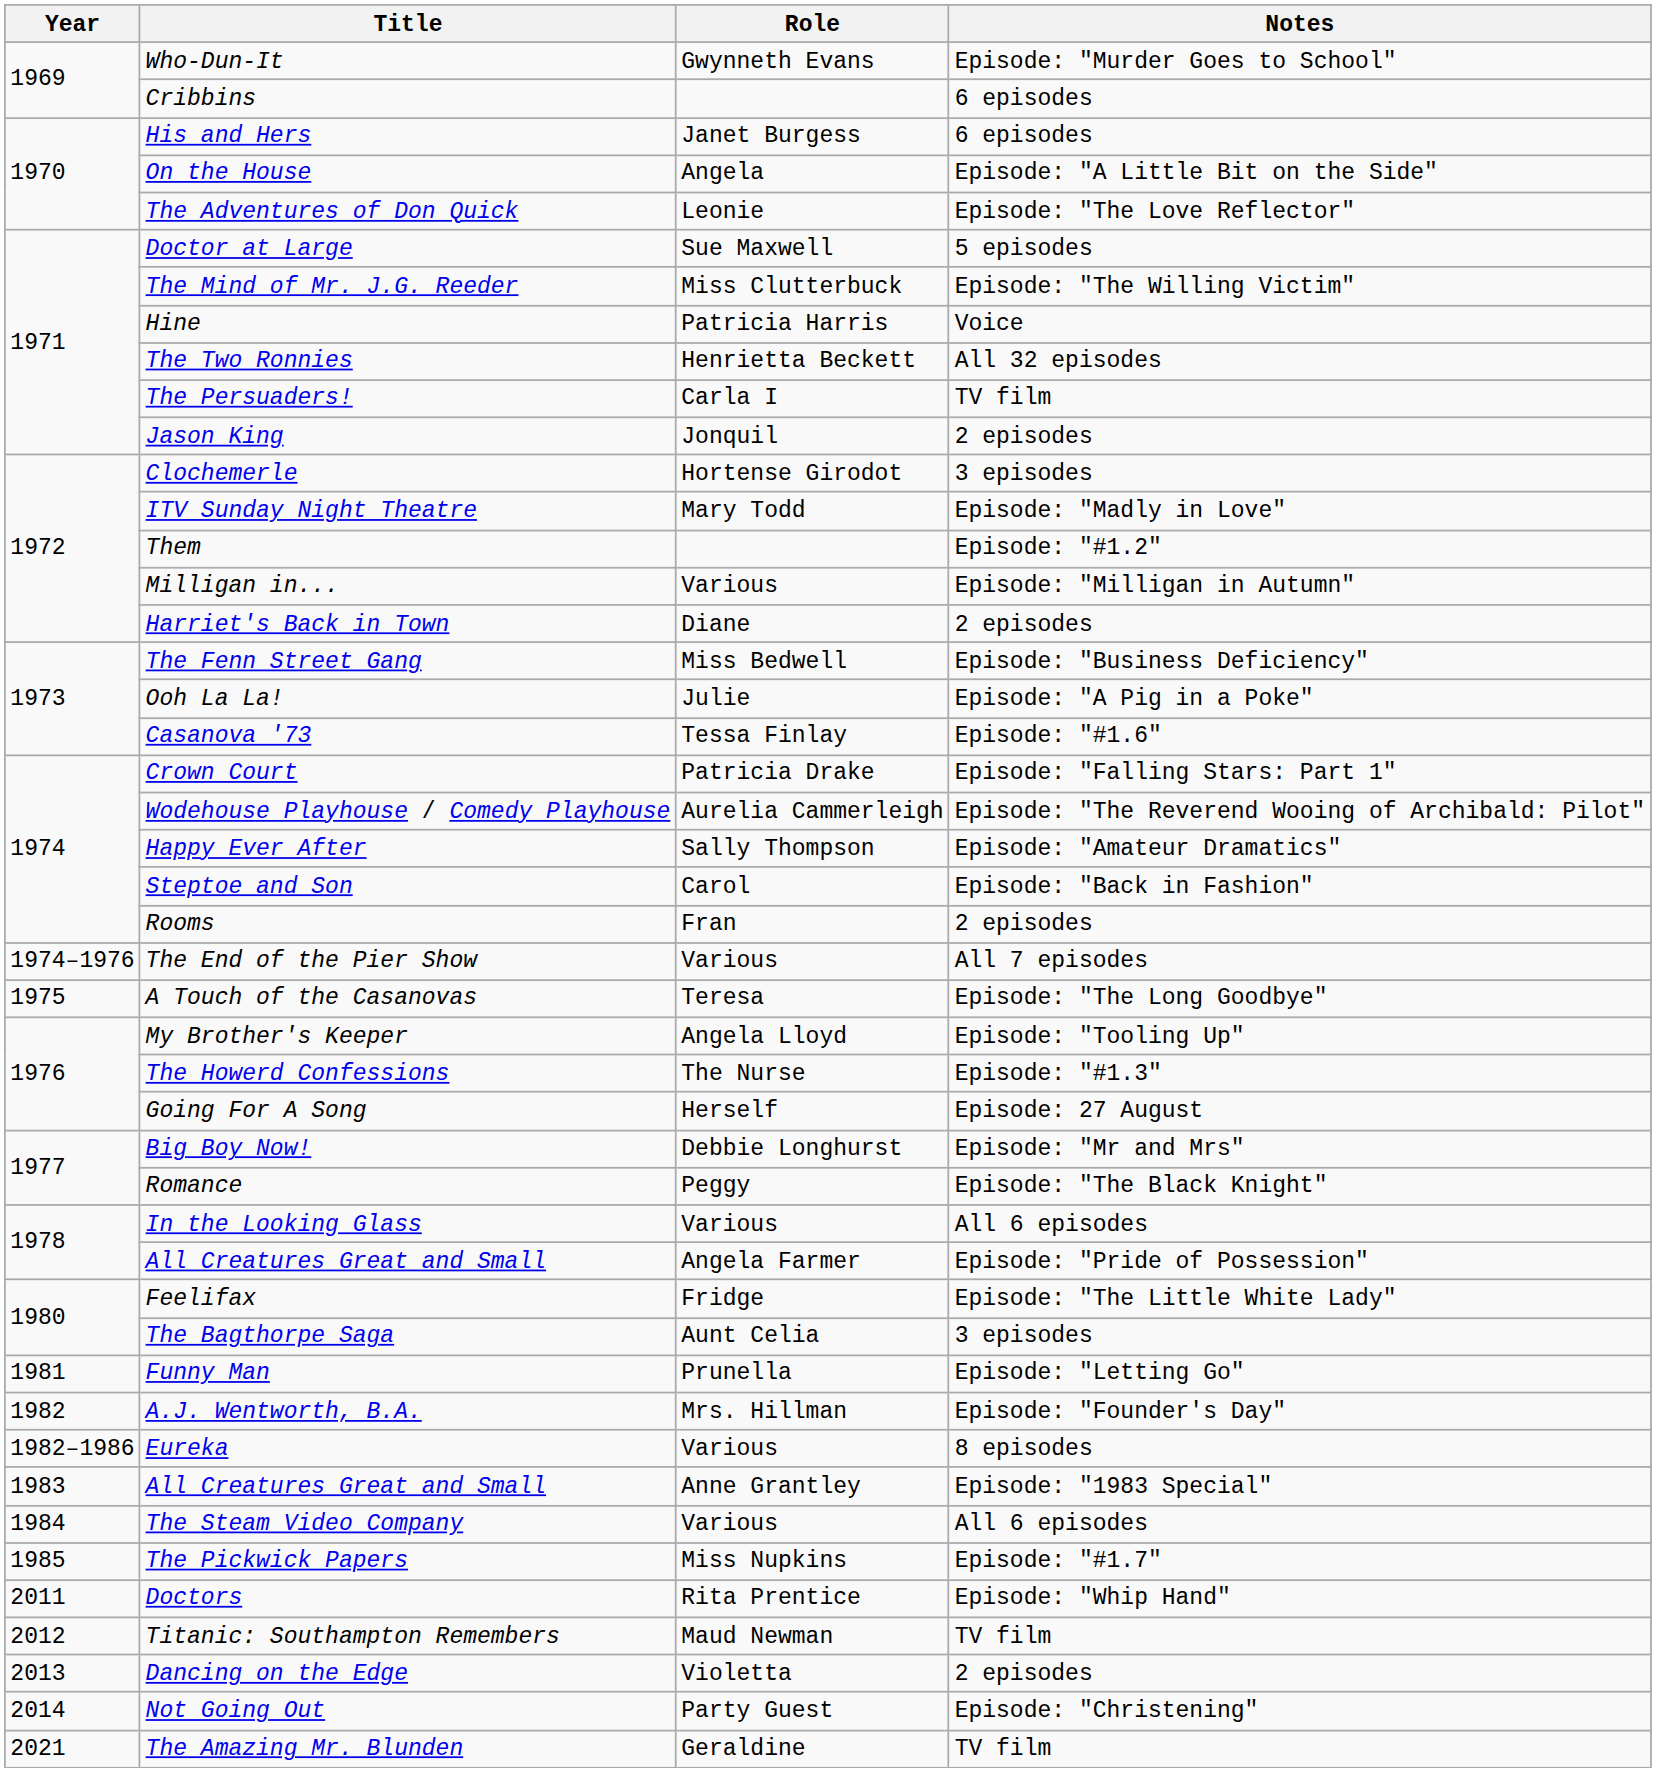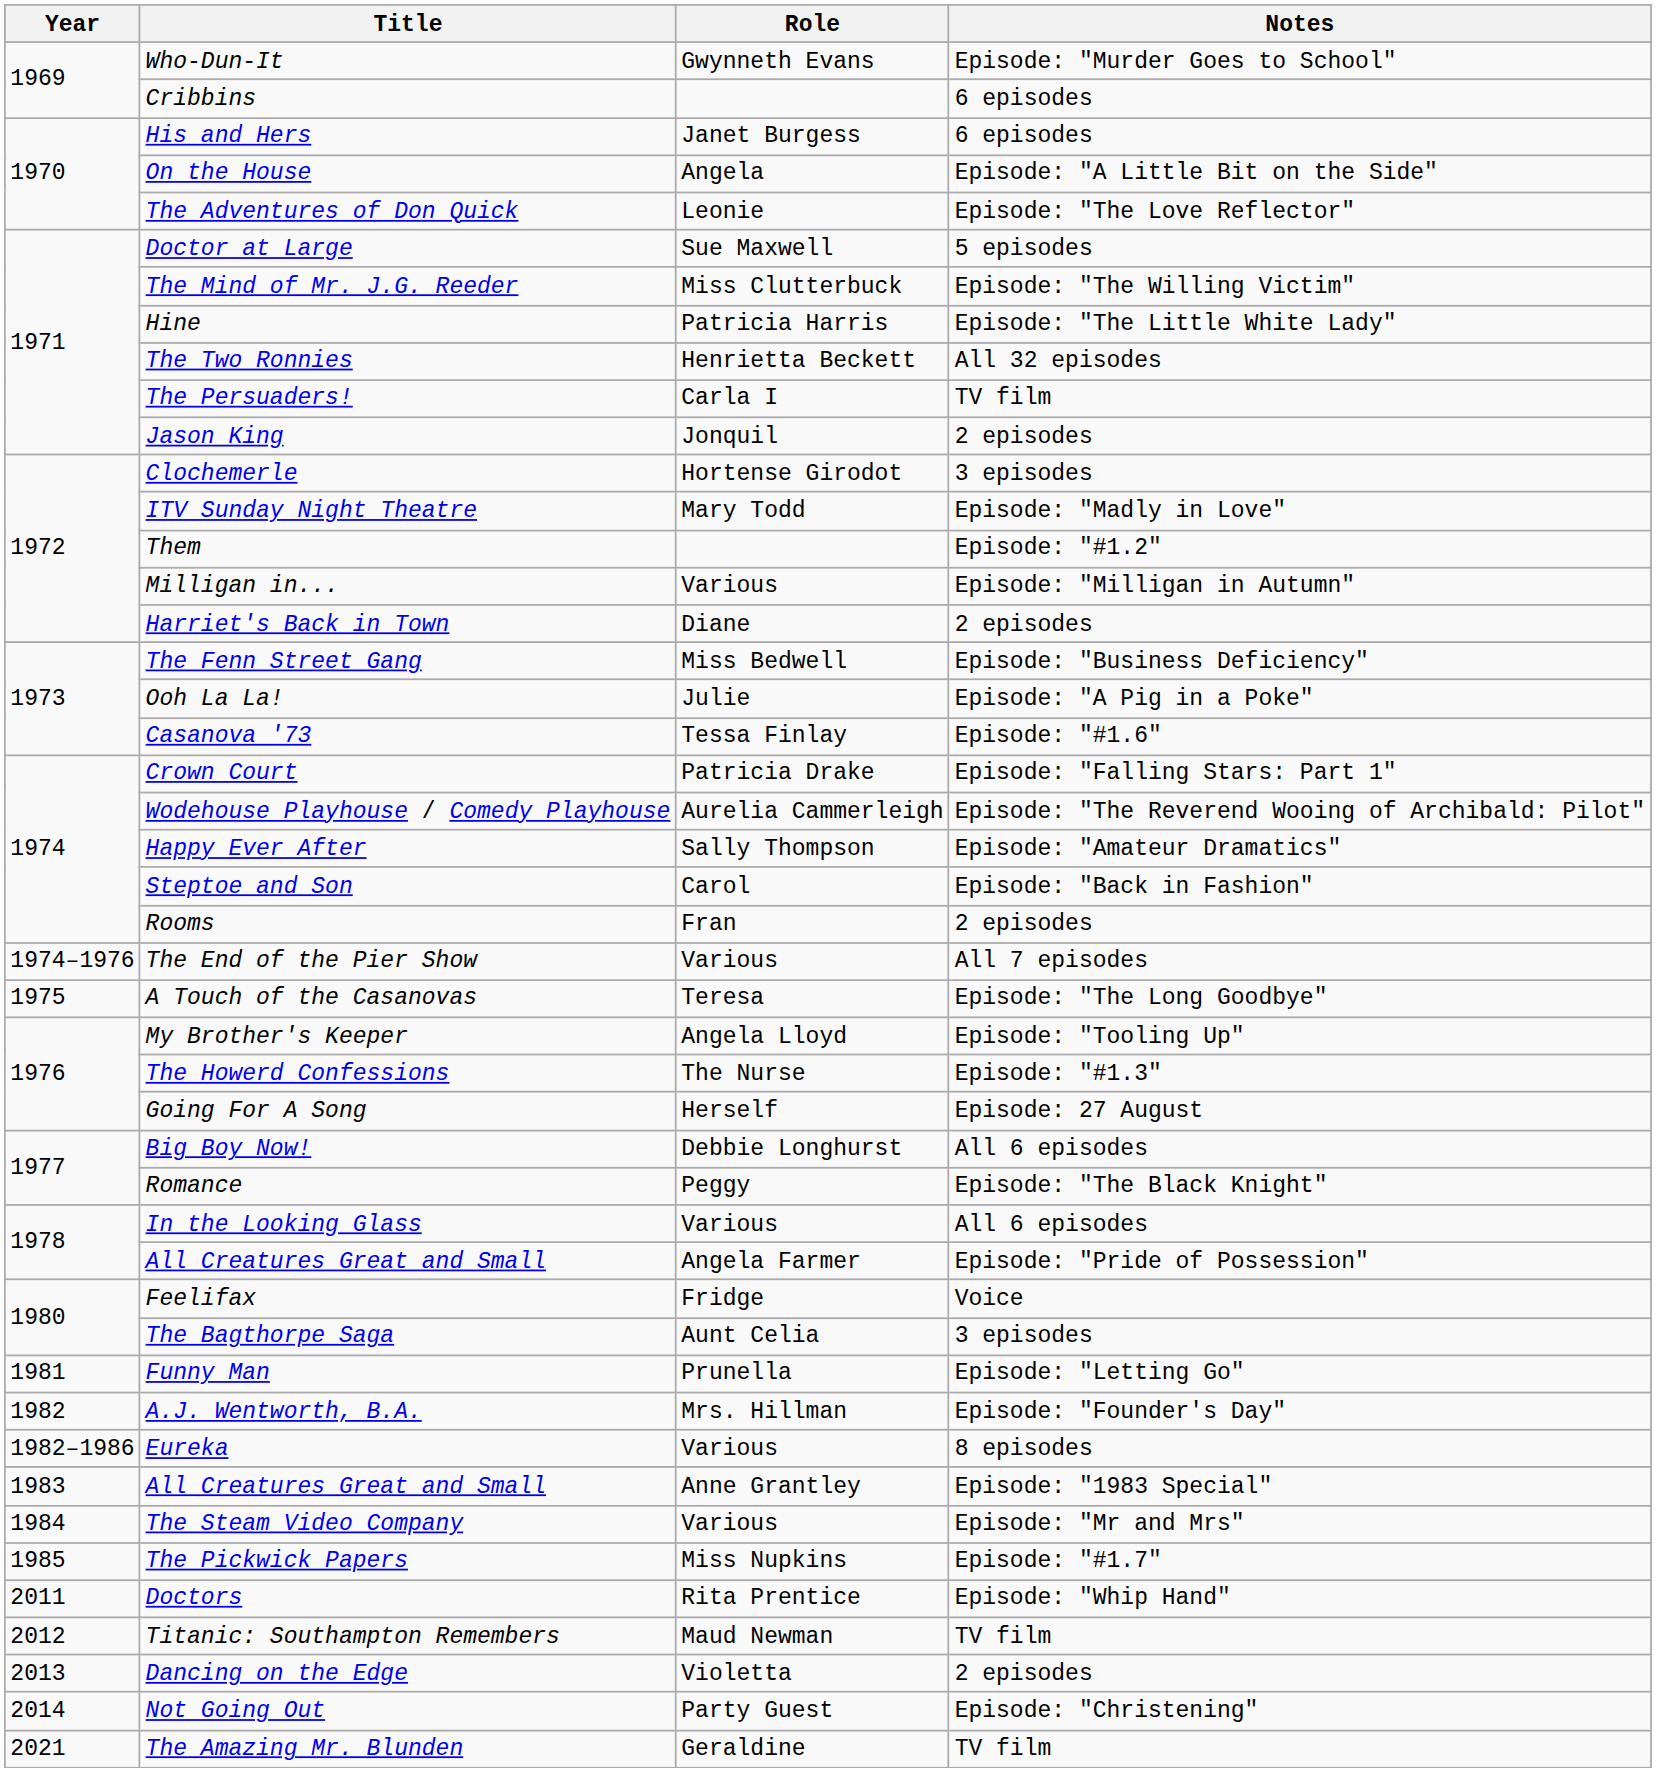(989, 324) Voice -> (1176, 324) Episode: "The Little White Lady"
(1100, 1149) Episode: "Mr and Mrs" -> (1051, 1149) All 6 episodes
(1176, 1299) Episode: "The Little White Lady" -> (989, 1299) Voice
(1051, 1524) All 6 episodes -> (1100, 1524) Episode: "Mr and Mrs"
